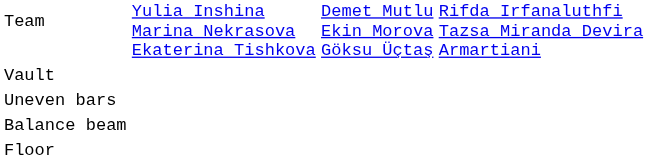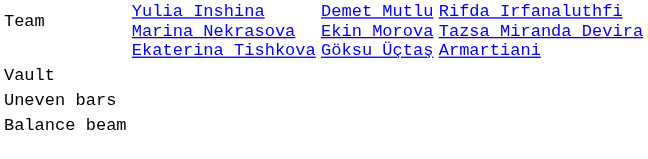- row: (29, 150)
